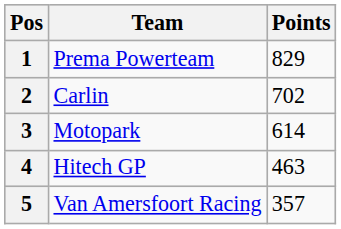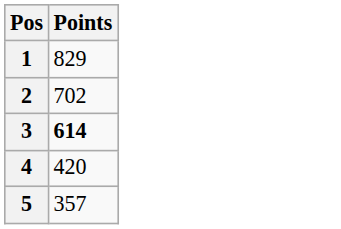- column: (157, 22)
(288, 131) normal -> (70, 131) bold
(288, 167) 463 -> (70, 167) 420
